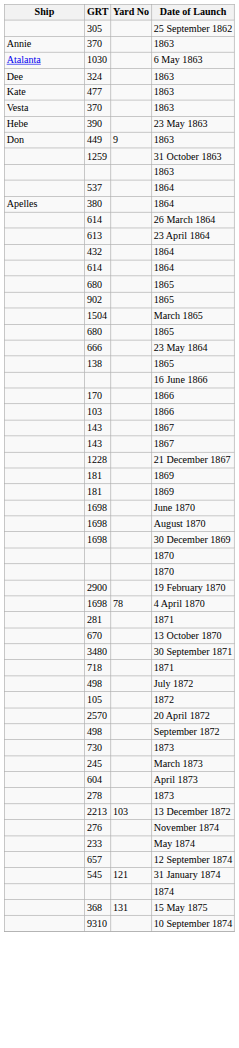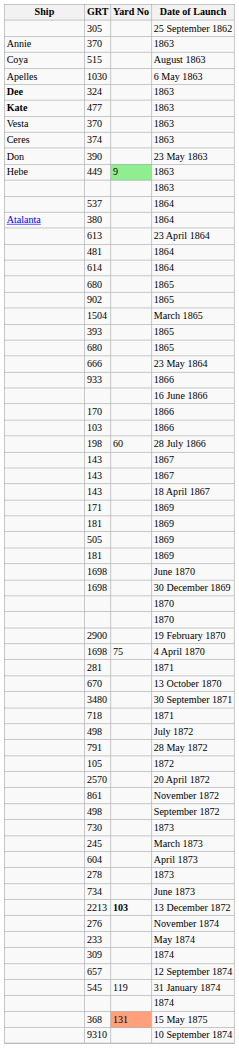+ row: (94, 60)
(24, 60) Atalanta -> (22, 76) Apelles
(15, 76) normal -> (15, 92) bold
(16, 92) normal -> (17, 108) bold
+ row: (94, 140)
(17, 124) Hebe -> (15, 156) Don
(15, 140) Don -> (17, 172) Hebe
(116, 140) no background -> (116, 172) lightgreen background
- row: (97, 156)
(22, 204) Apelles -> (24, 220) Atalanta
- row: (94, 220)
+ row: (94, 252)
- row: (94, 252)
+ row: (94, 332)
- row: (94, 364)
+ row: (94, 380)
+ row: (94, 444)
- row: (97, 460)
+ row: (94, 492)
+ row: (94, 508)
+ row: (94, 540)
- row: (97, 524)
(118, 603) 78 -> (118, 651) 75
+ row: (94, 747)
+ row: (94, 795)
+ row: (94, 891)
(121, 811) normal -> (121, 907) bold
+ row: (94, 955)
(121, 875) 121 -> (120, 987) 119
(121, 907) no background -> (121, 1019) lightsalmon background
